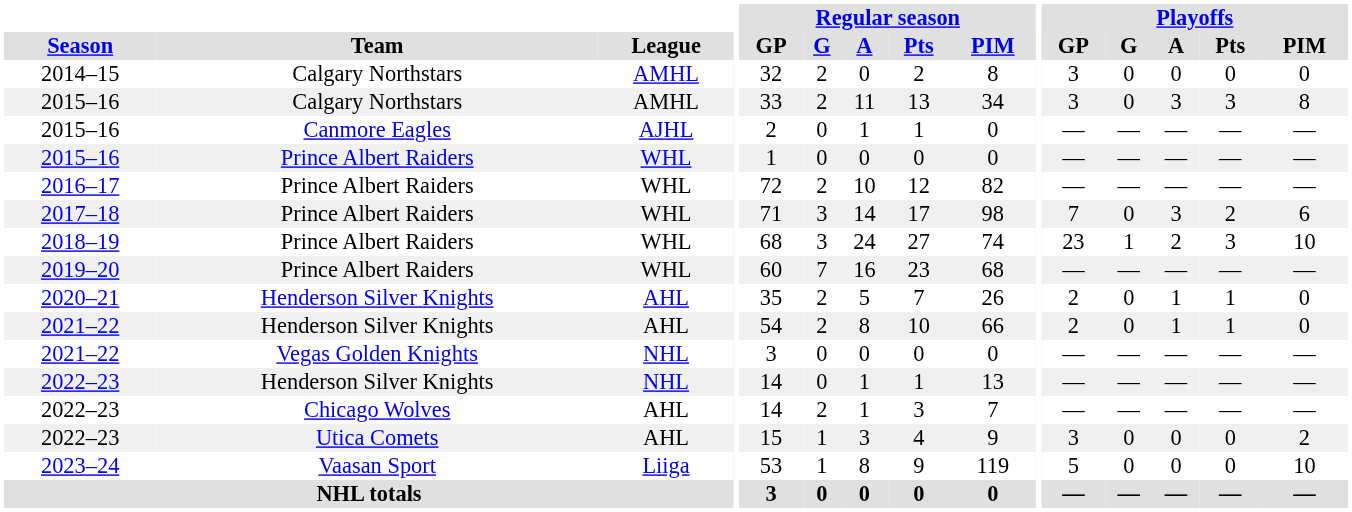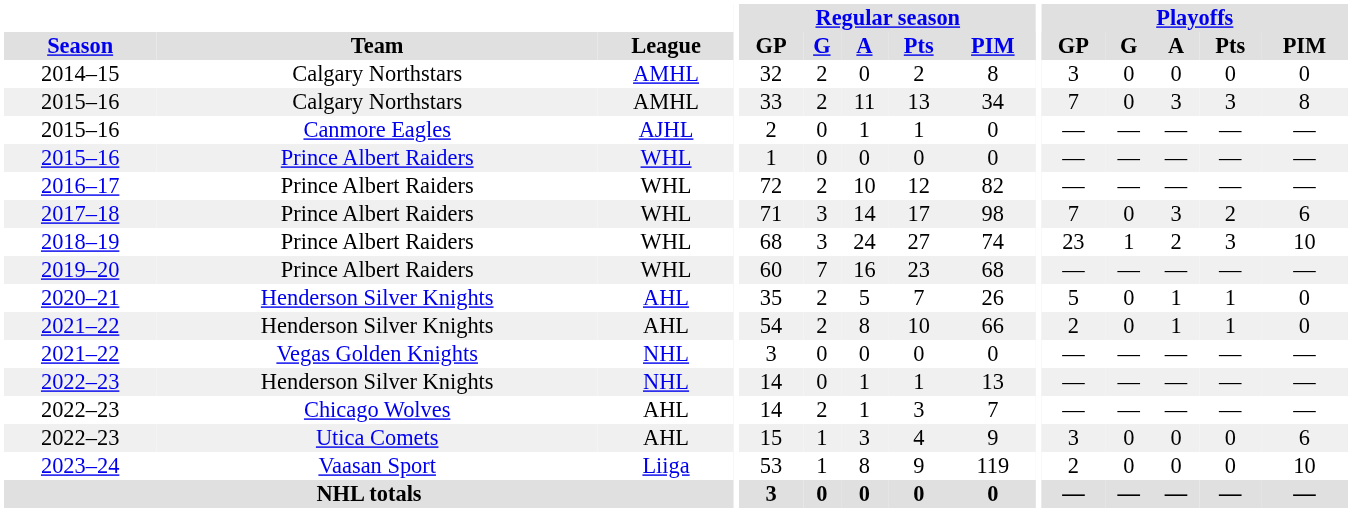(1073, 101) 3 -> (1073, 101) 7
(1073, 297) 2 -> (1073, 297) 5
(1304, 437) 2 -> (1304, 437) 6
(1073, 465) 5 -> (1073, 465) 2
